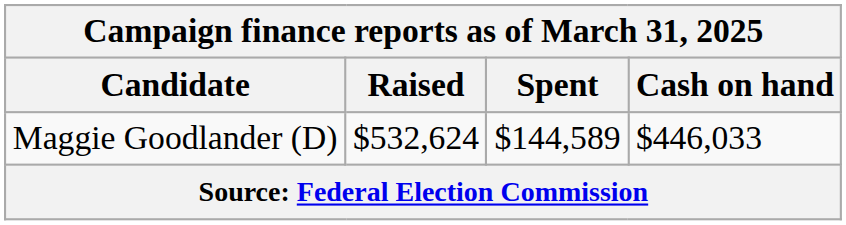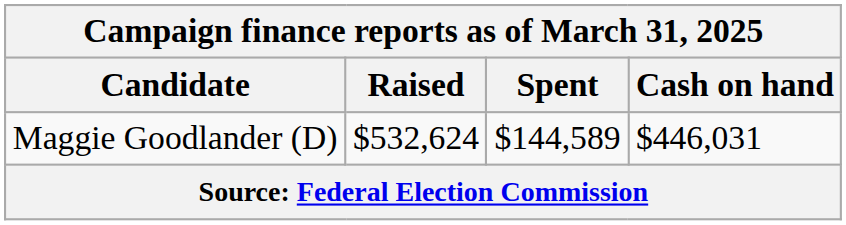(699, 137) $446,033 -> (699, 137) $446,031
